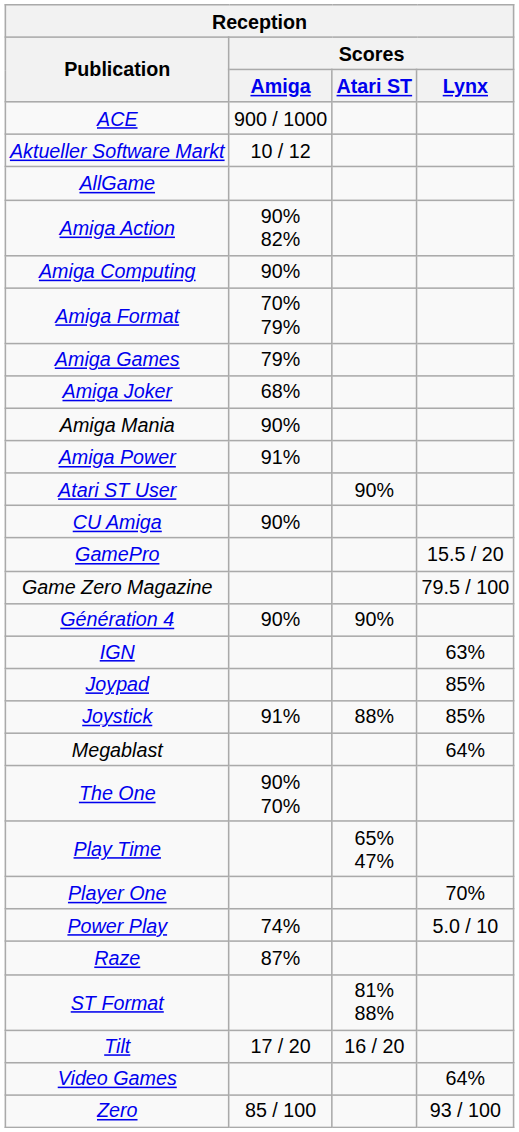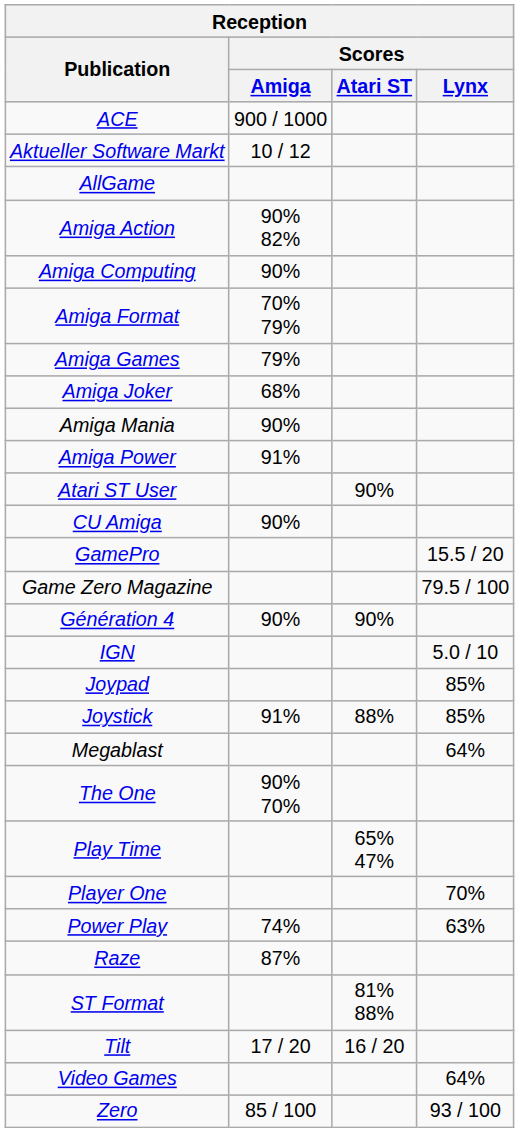(465, 652) 63% -> (465, 652) 5.0 / 10
(465, 926) 5.0 / 10 -> (465, 926) 63%
